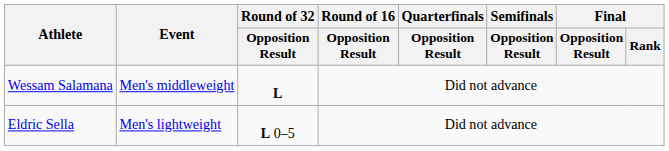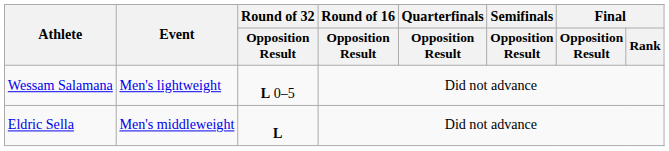(177, 85) Men's middleweight -> (170, 85) Men's lightweight
(278, 94) L -> (278, 94) L 0–5
(170, 125) Men's lightweight -> (177, 125) Men's middleweight
(278, 134) L 0–5 -> (278, 134) L
